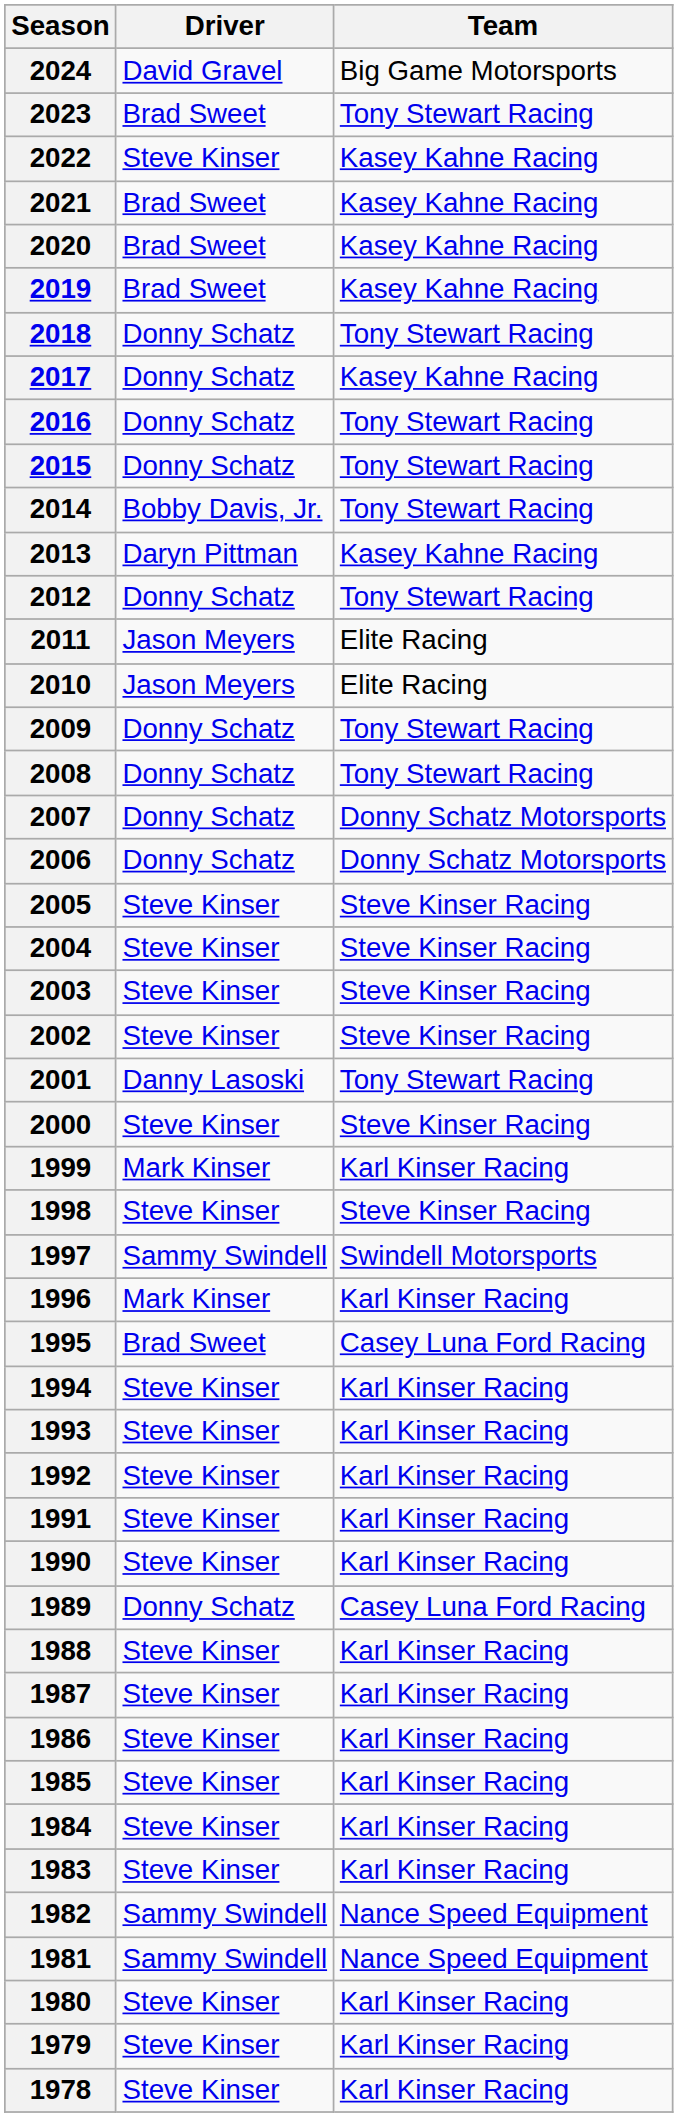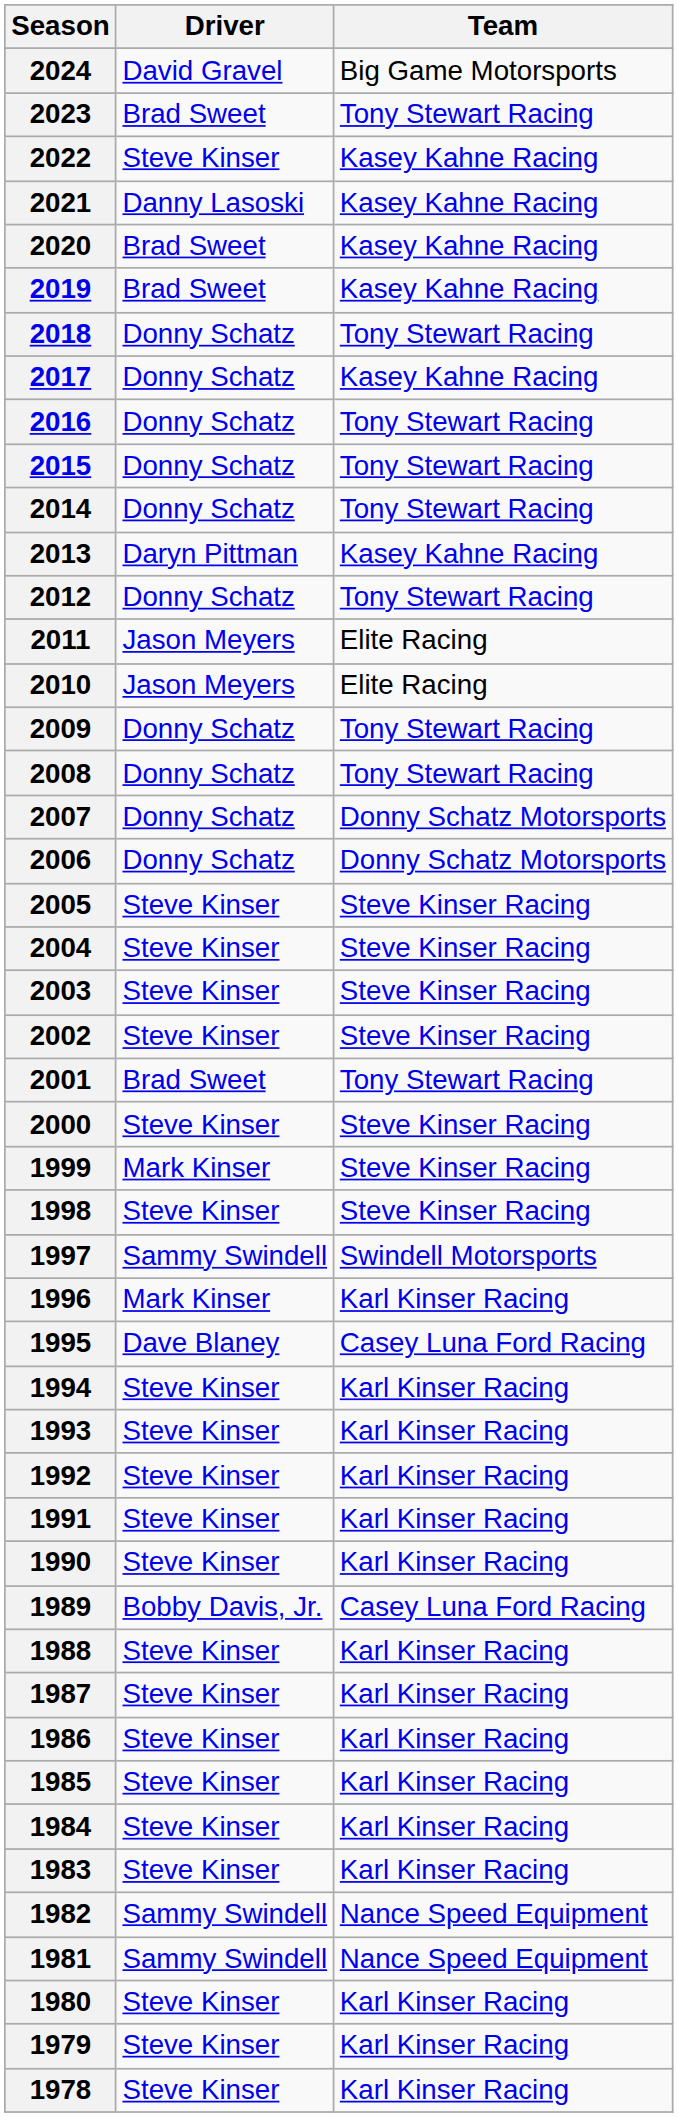(194, 202) Brad Sweet -> (213, 202) Danny Lasoski
(222, 509) Bobby Davis, Jr. -> (209, 509) Donny Schatz
(213, 1080) Danny Lasoski -> (194, 1080) Brad Sweet
(454, 1167) Karl Kinser Racing -> (465, 1167) Steve Kinser Racing
(194, 1343) Brad Sweet -> (201, 1343) Dave Blaney
(209, 1606) Donny Schatz -> (222, 1606) Bobby Davis, Jr.
